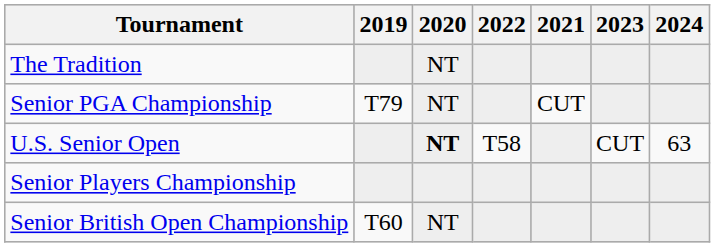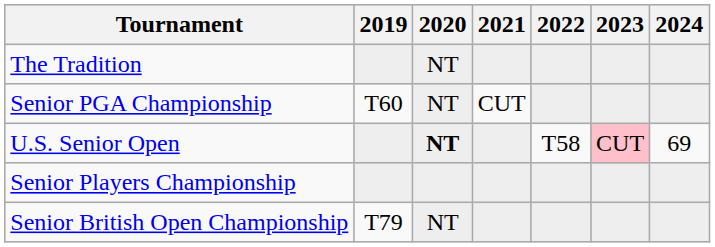columns swapped: (561, 24) <-> (502, 24)
(383, 103) T79 -> (383, 103) T60
(620, 143) no background -> (620, 143) pink background
(679, 143) 63 -> (679, 143) 69
(383, 222) T60 -> (383, 222) T79
